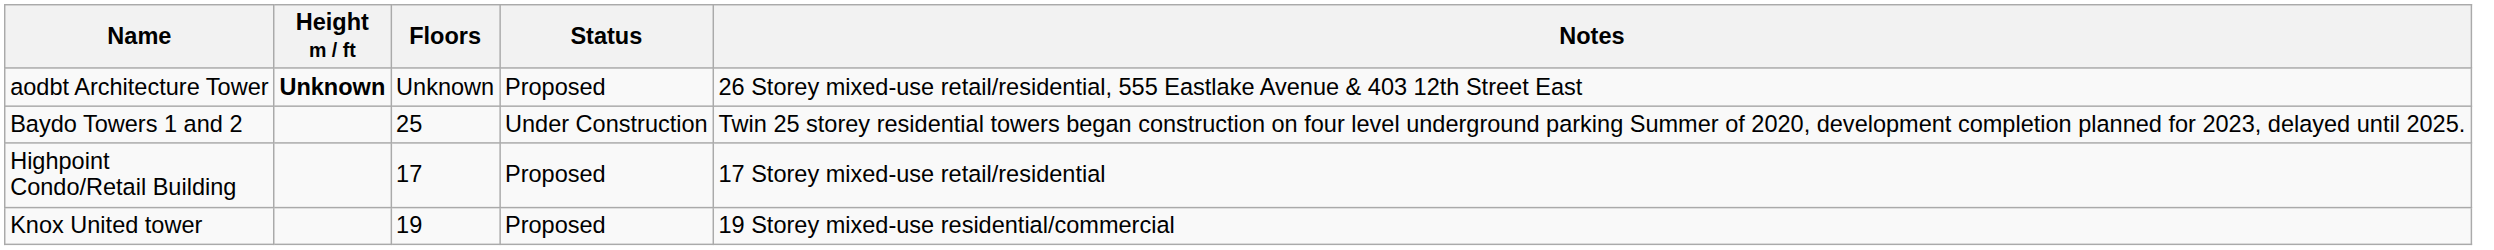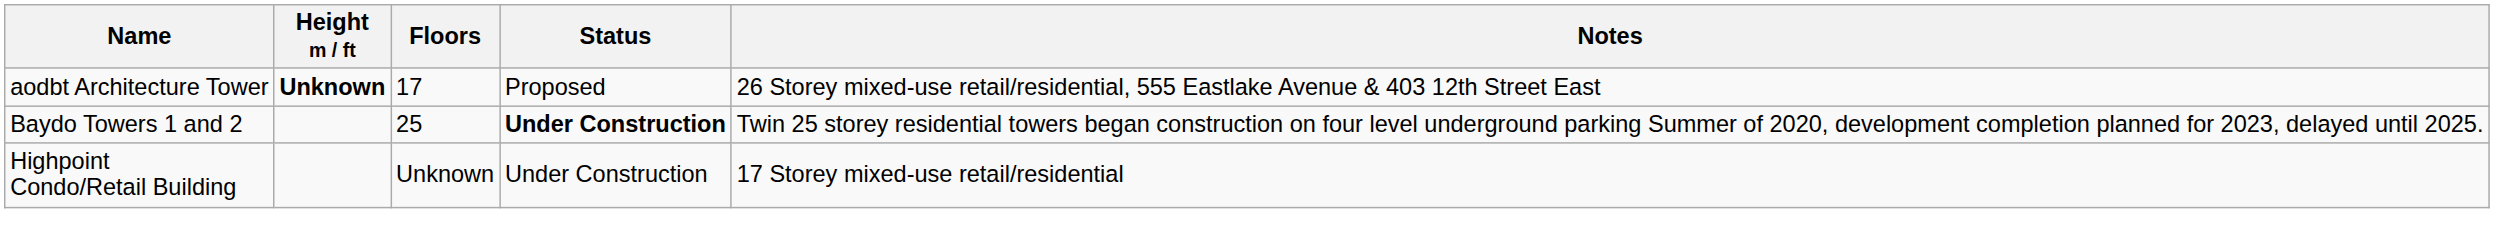(445, 86) Unknown -> (409, 86) 17
(606, 124) normal -> (615, 124) bold
(409, 174) 17 -> (445, 174) Unknown
(555, 174) Proposed -> (606, 174) Under Construction
- row: (106, 225)
